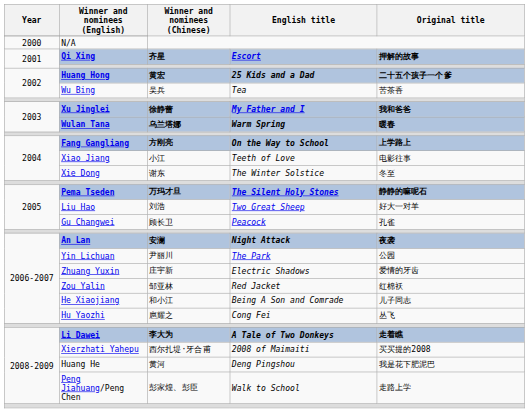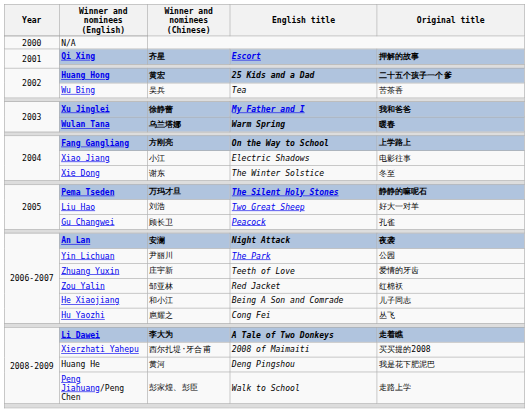(263, 158) Teeth of Love -> (271, 158) Electric Shadows
(271, 271) Electric Shadows -> (263, 271) Teeth of Love
